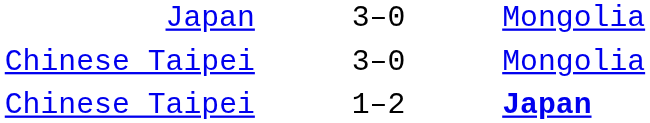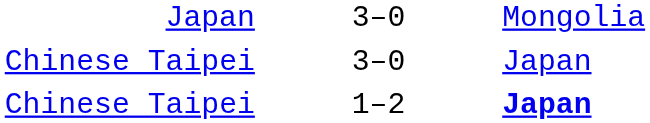(574, 62) Mongolia -> (547, 62) Japan
